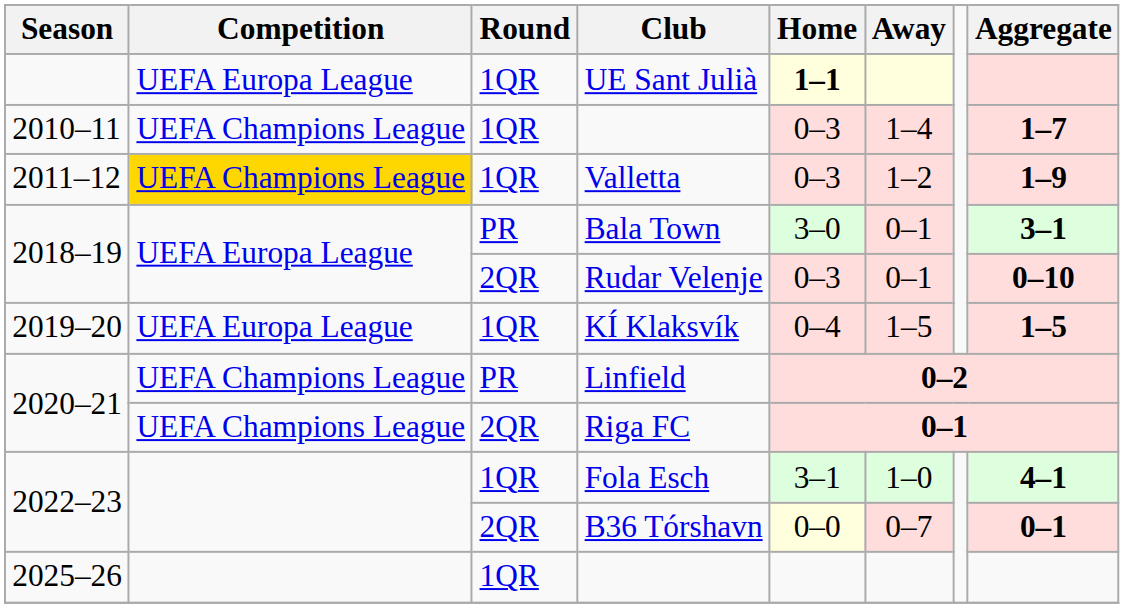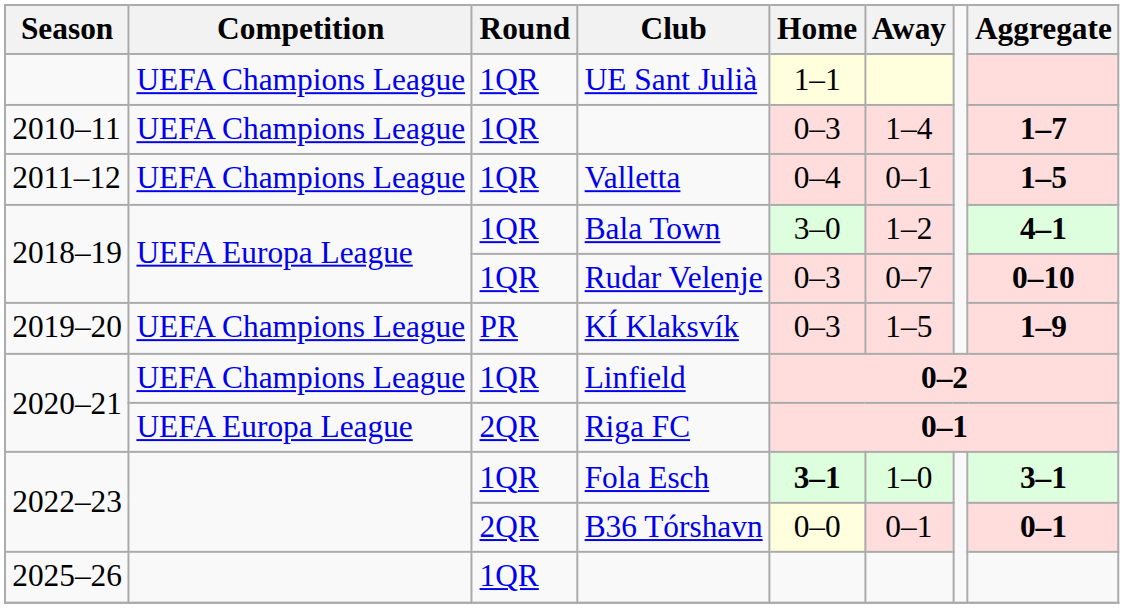(275, 79) UEFA Europa League -> (301, 79) UEFA Champions League
(817, 79) bold -> (817, 79) normal
(301, 178) gold background -> (301, 178) no background
(817, 178) 0–3 -> (817, 178) 0–4
(909, 178) 1–2 -> (909, 178) 0–1
(1043, 178) 1–9 -> (1043, 178) 1–5
(499, 228) PR -> (509, 228) 1QR
(909, 228) 0–1 -> (909, 228) 1–2
(1043, 228) 3–1 -> (1043, 228) 4–1
(509, 278) 2QR -> (509, 278) 1QR
(909, 278) 0–1 -> (909, 278) 0–7
(275, 327) UEFA Europa League -> (301, 327) UEFA Champions League
(509, 327) 1QR -> (499, 327) PR
(817, 327) 0–4 -> (817, 327) 0–3
(1043, 327) 1–5 -> (1043, 327) 1–9
(499, 377) PR -> (509, 377) 1QR
(301, 427) UEFA Champions League -> (275, 427) UEFA Europa League
(817, 476) normal -> (817, 476) bold
(1043, 476) 4–1 -> (1043, 476) 3–1
(909, 526) 0–7 -> (909, 526) 0–1
